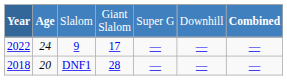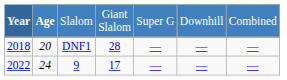(254, 21) bold -> (253, 21) normal
rows swapped: (76, 65) <-> (76, 46)
